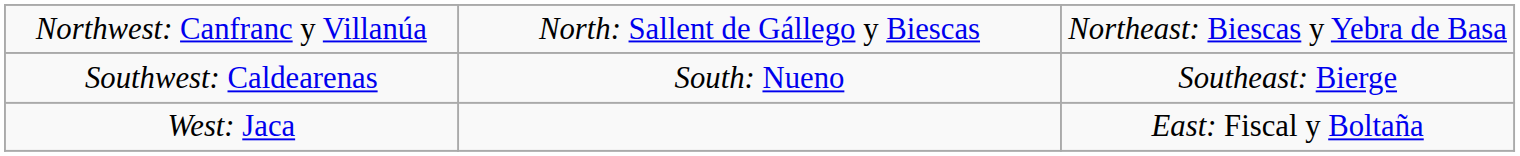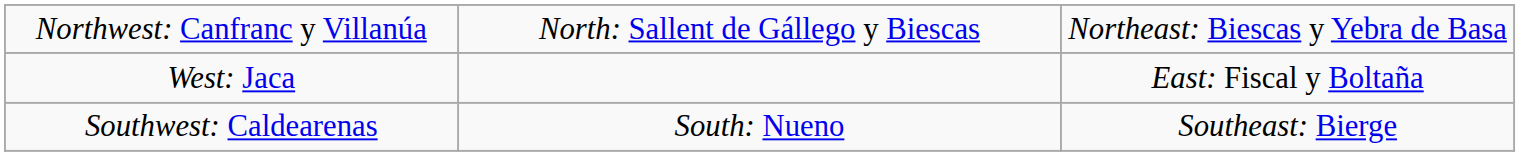rows swapped: (231, 126) <-> (231, 77)
